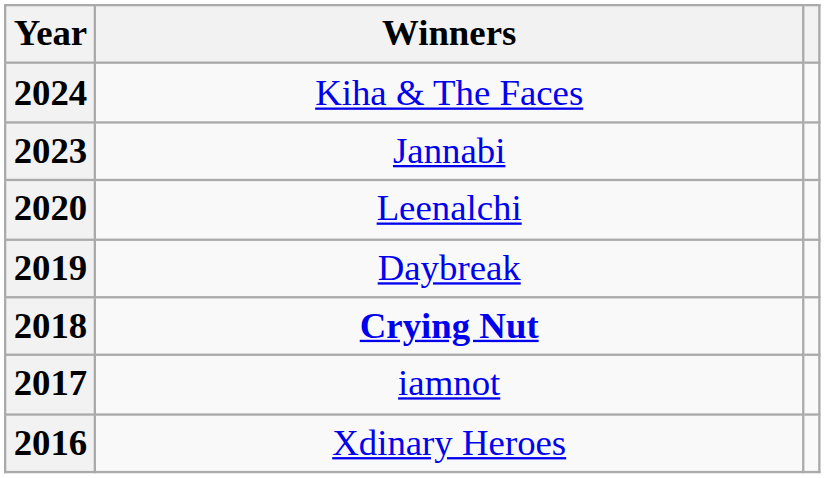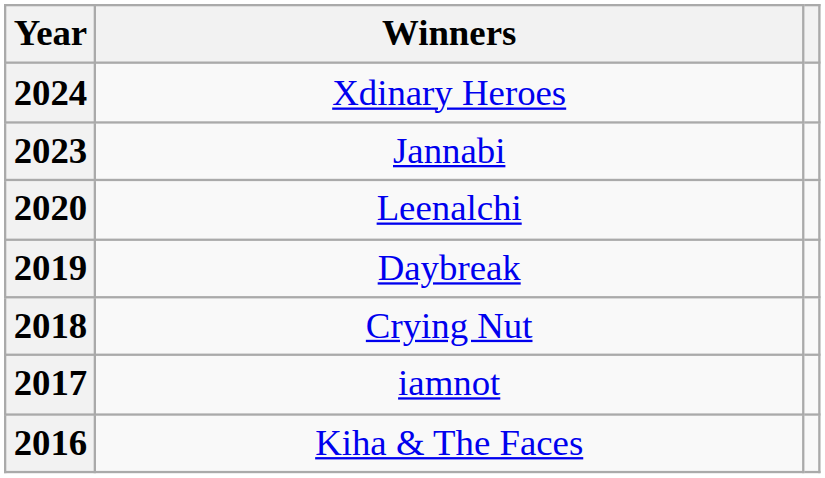(449, 92) Kiha & The Faces -> (449, 92) Xdinary Heroes
(449, 325) bold -> (449, 325) normal
(449, 442) Xdinary Heroes -> (449, 442) Kiha & The Faces
